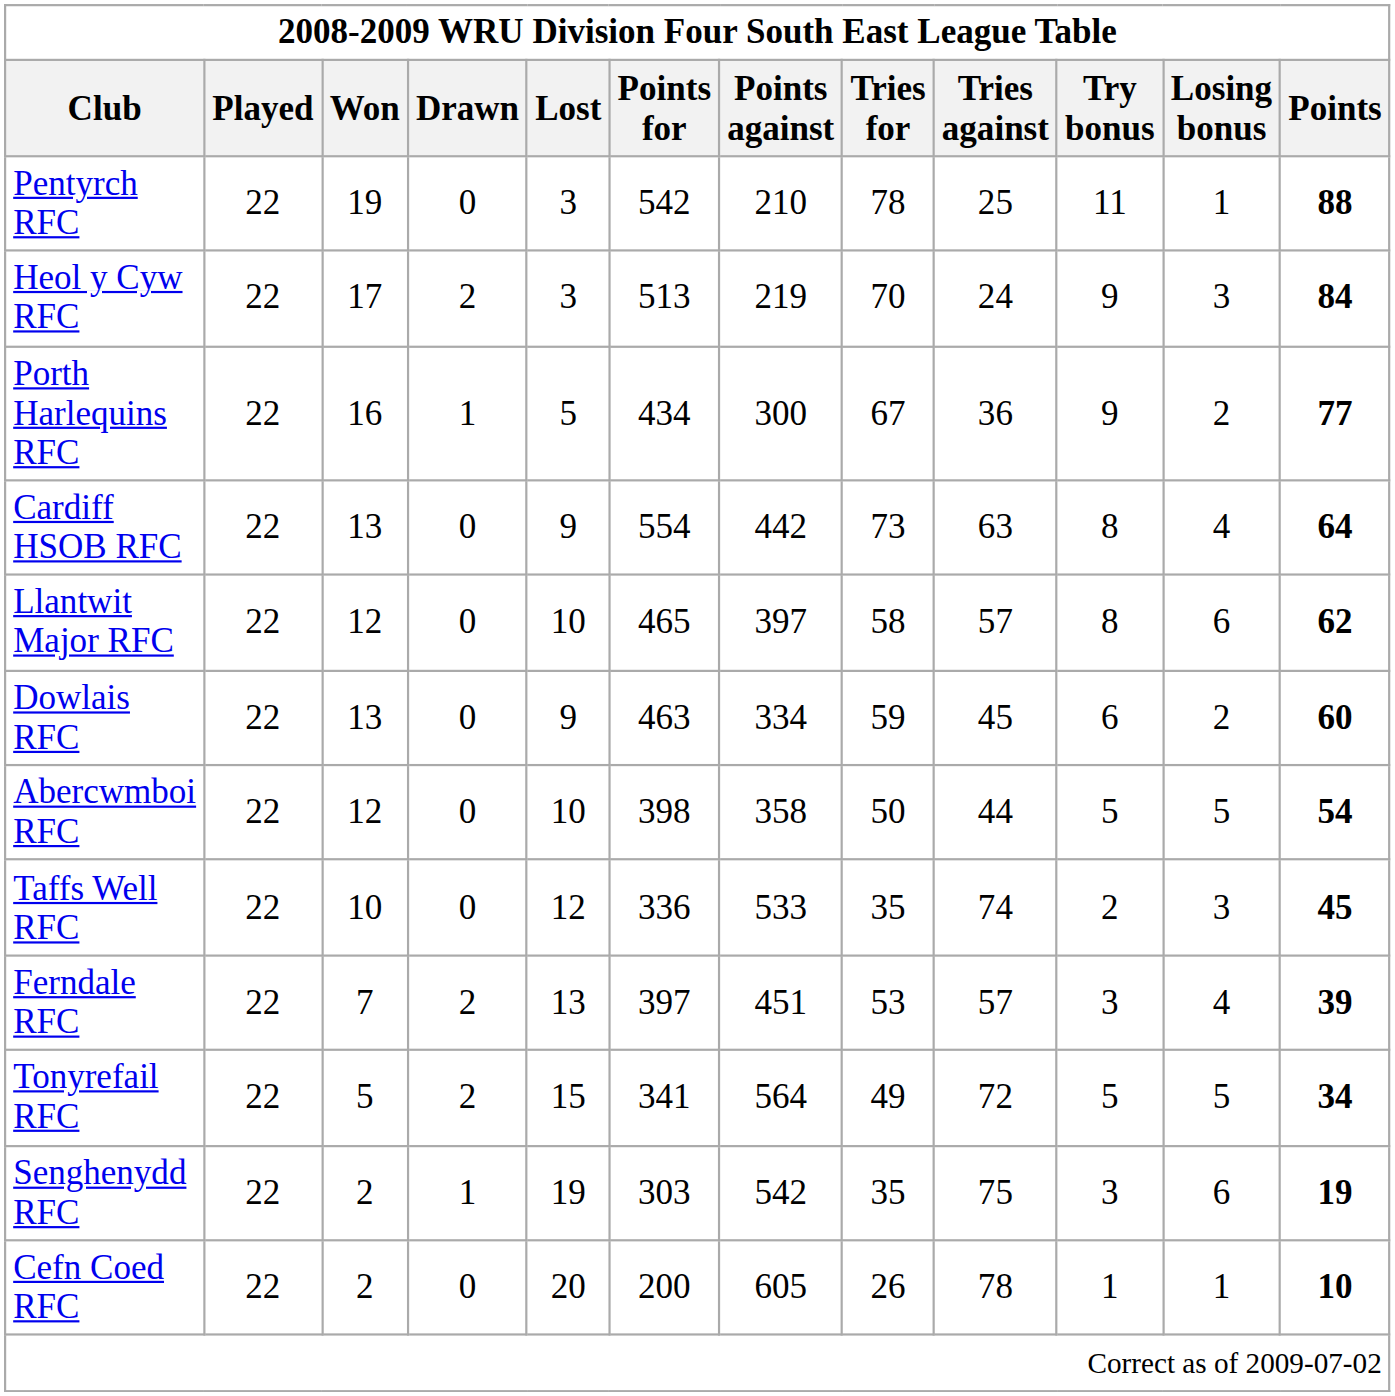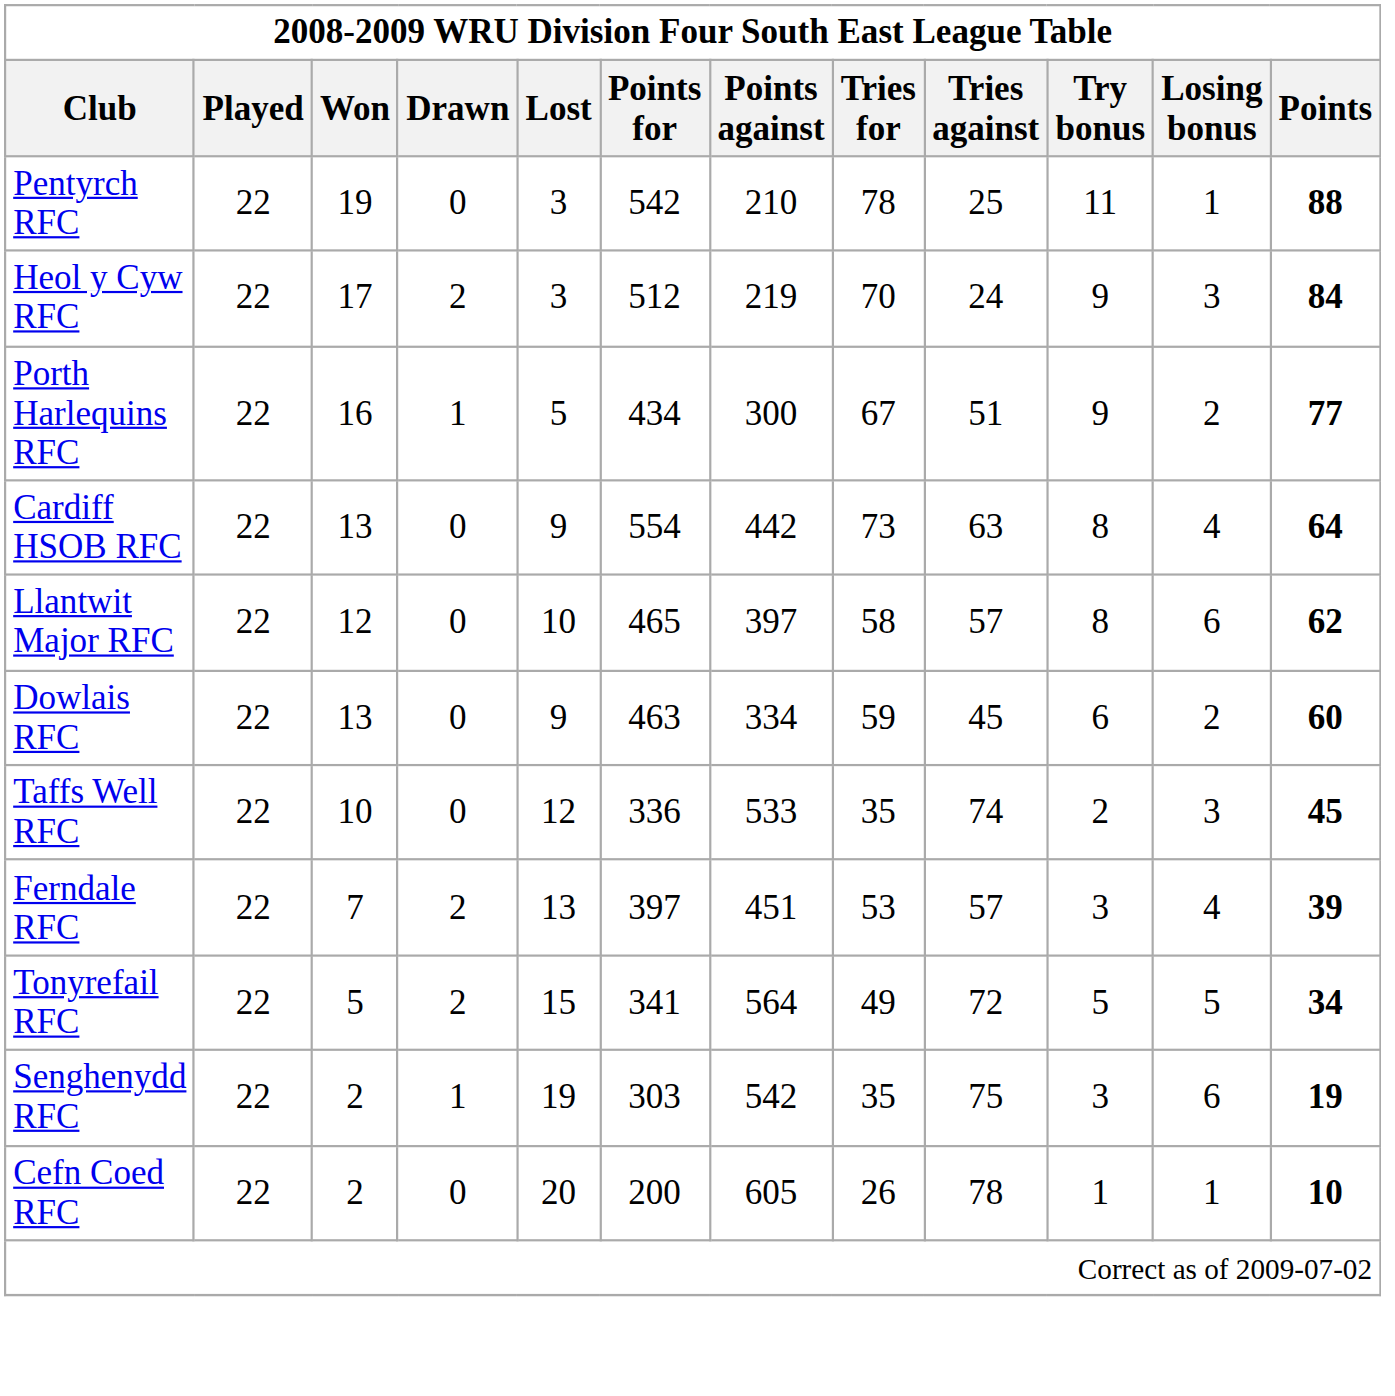(664, 297) 513 -> (655, 297) 512
(995, 412) 36 -> (986, 412) 51
- row: (105, 811)
